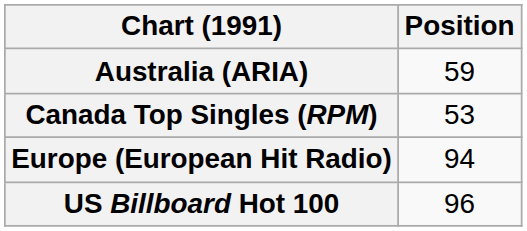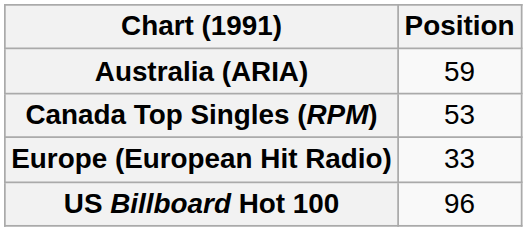(460, 159) 94 -> (460, 159) 33
